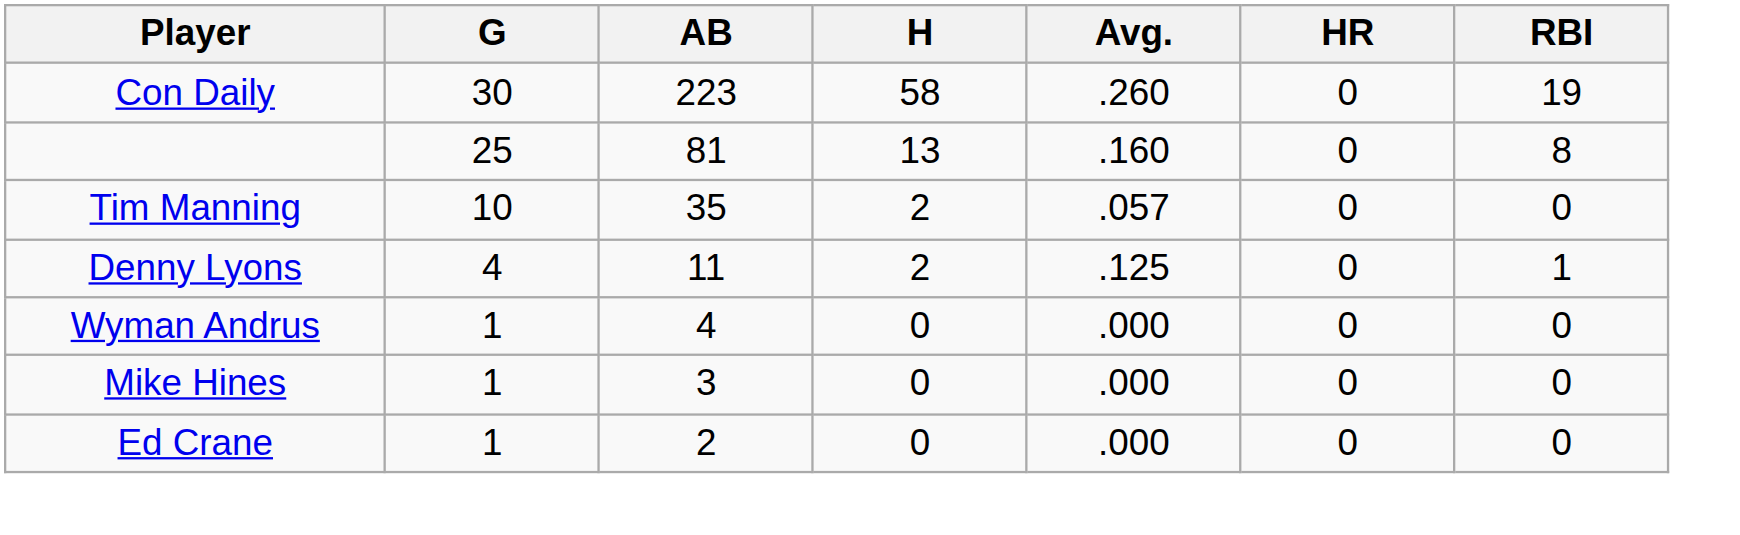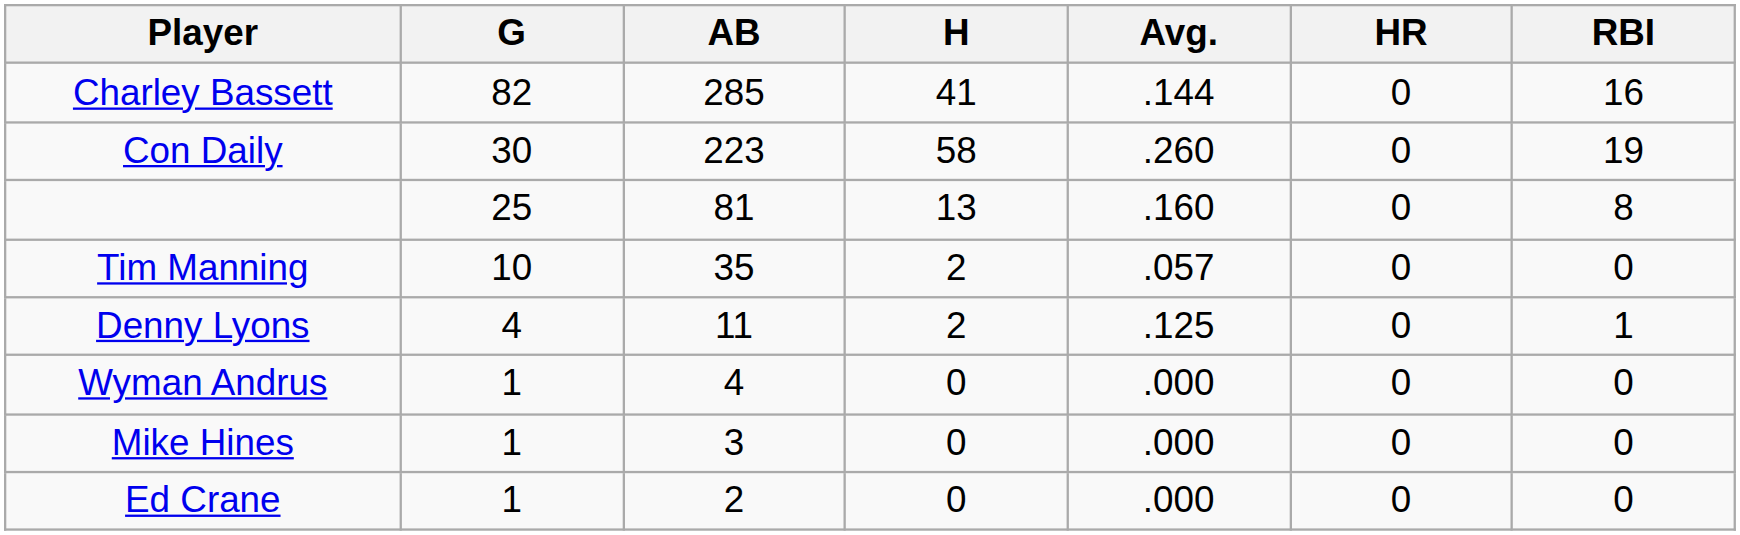+ row: (203, 92)
